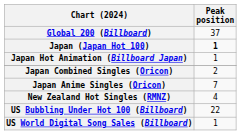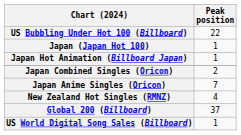rows swapped: (99, 33) <-> (99, 110)
(215, 46) bold -> (215, 46) normal
